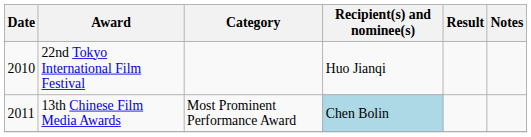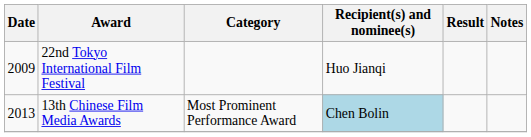(21, 68) 2010 -> (21, 68) 2009
(21, 113) 2011 -> (21, 113) 2013
